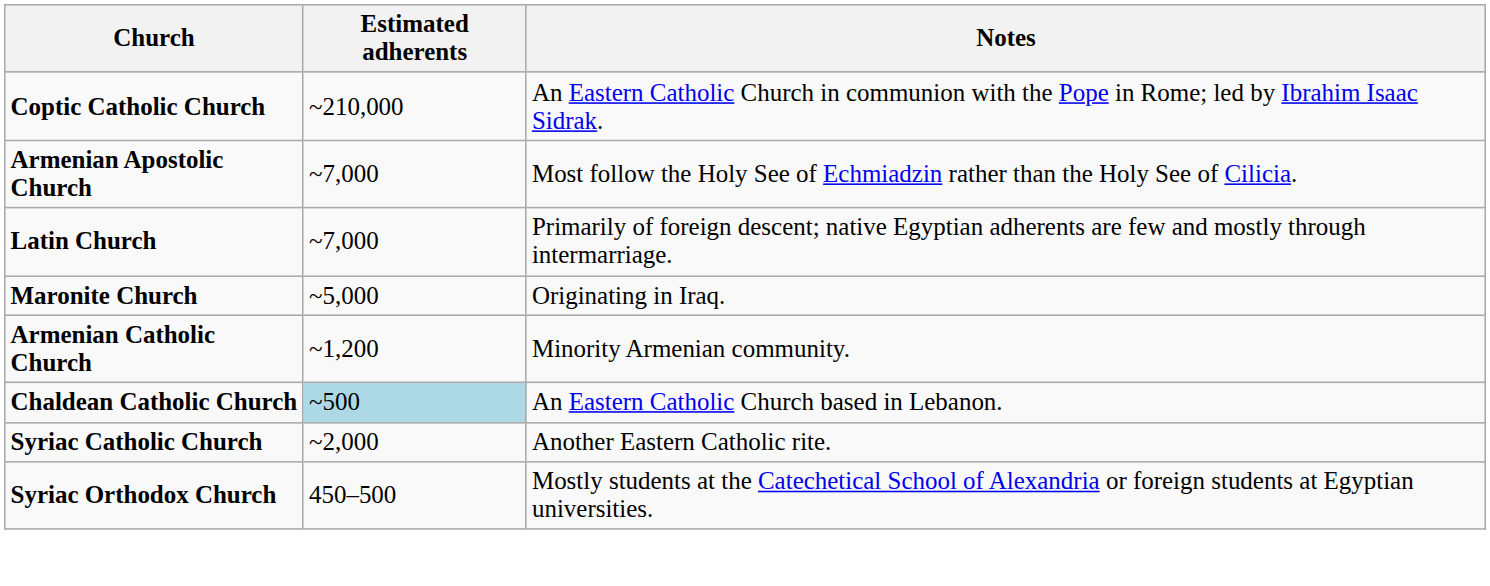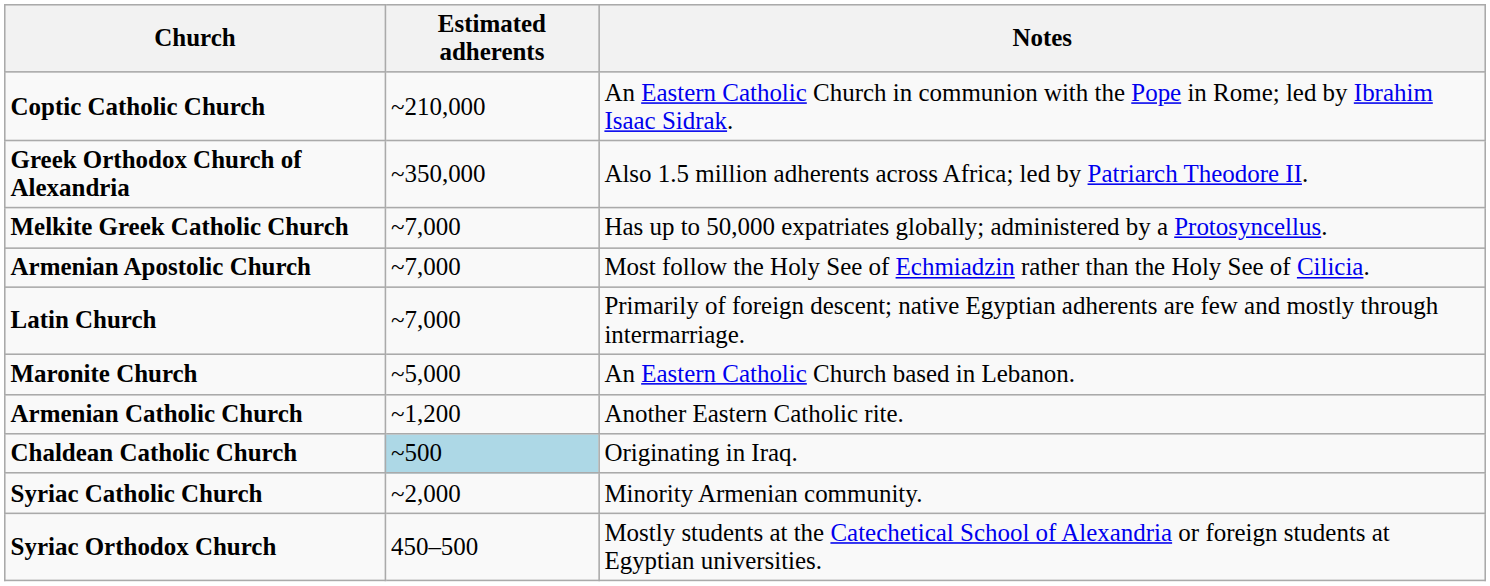+ row: (156, 173)
+ row: (180, 227)
(629, 294) Originating in Iraq. -> (840, 374) An Eastern Catholic Church based in Lebanon.
(691, 348) Minority Armenian community. -> (754, 413) Another Eastern Catholic rite.
(767, 402) An Eastern Catholic Church based in Lebanon. -> (701, 453) Originating in Iraq.
(682, 441) Another Eastern Catholic rite. -> (763, 492) Minority Armenian community.
